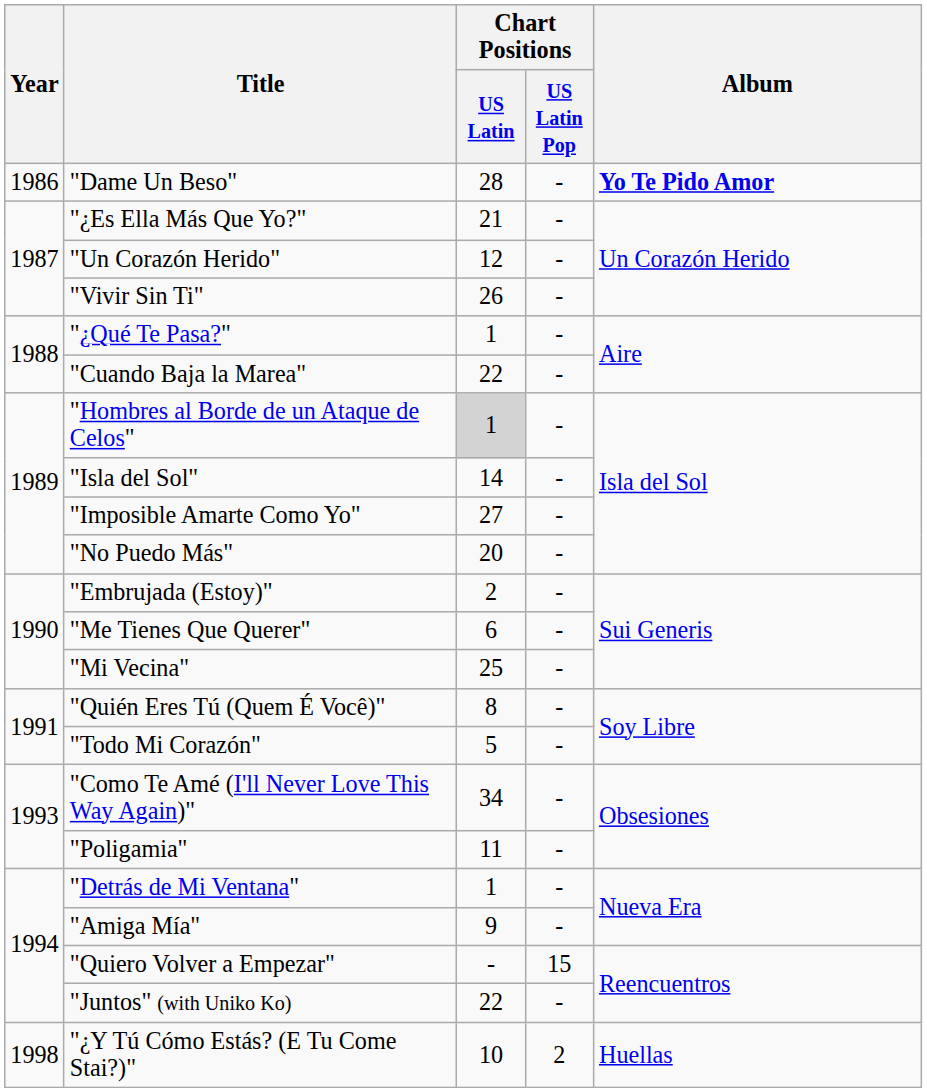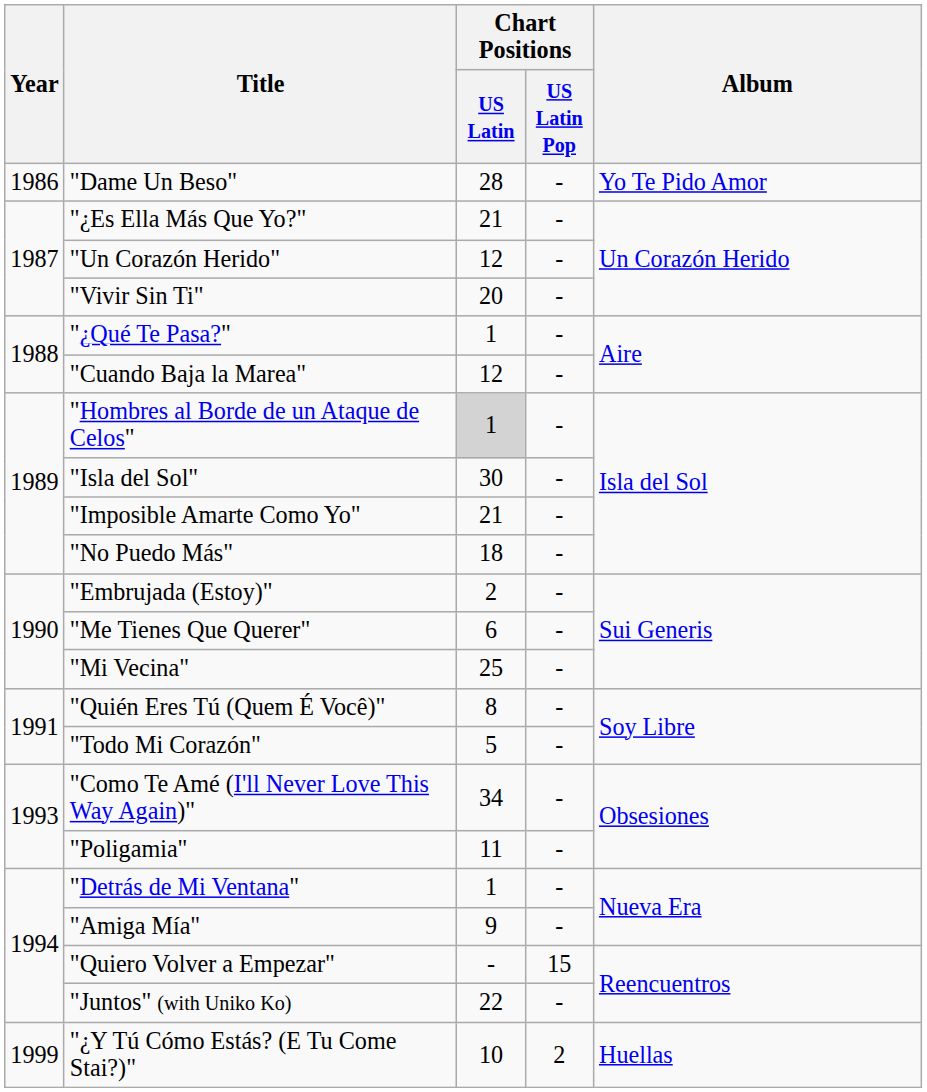(687, 181) bold -> (683, 181) normal
(491, 296) 26 -> (491, 296) 20
(491, 373) 22 -> (491, 373) 12
(491, 477) 14 -> (491, 477) 30
(491, 515) 27 -> (491, 515) 21
(491, 553) 20 -> (491, 553) 18
(34, 1054) 1998 -> (34, 1054) 1999
